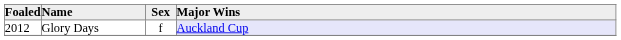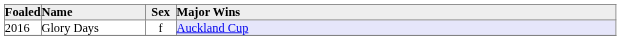(17, 27) 2012 -> (17, 27) 2016
